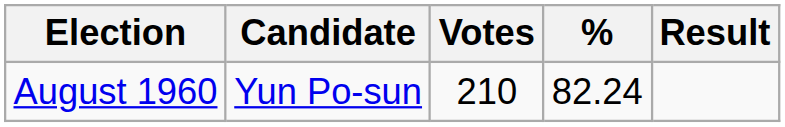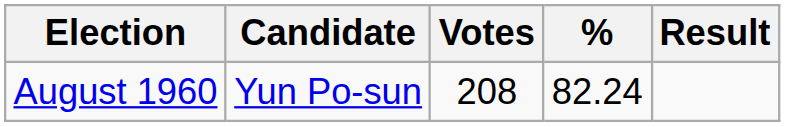(487, 90) 210 -> (487, 90) 208
